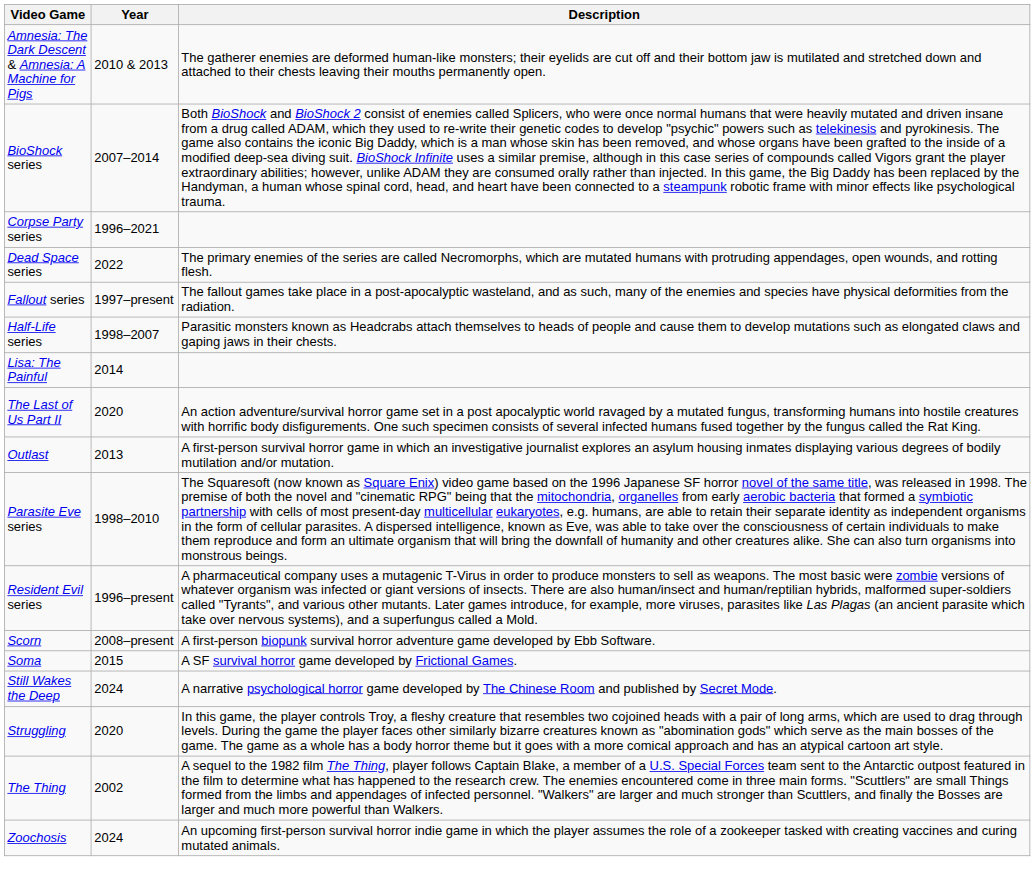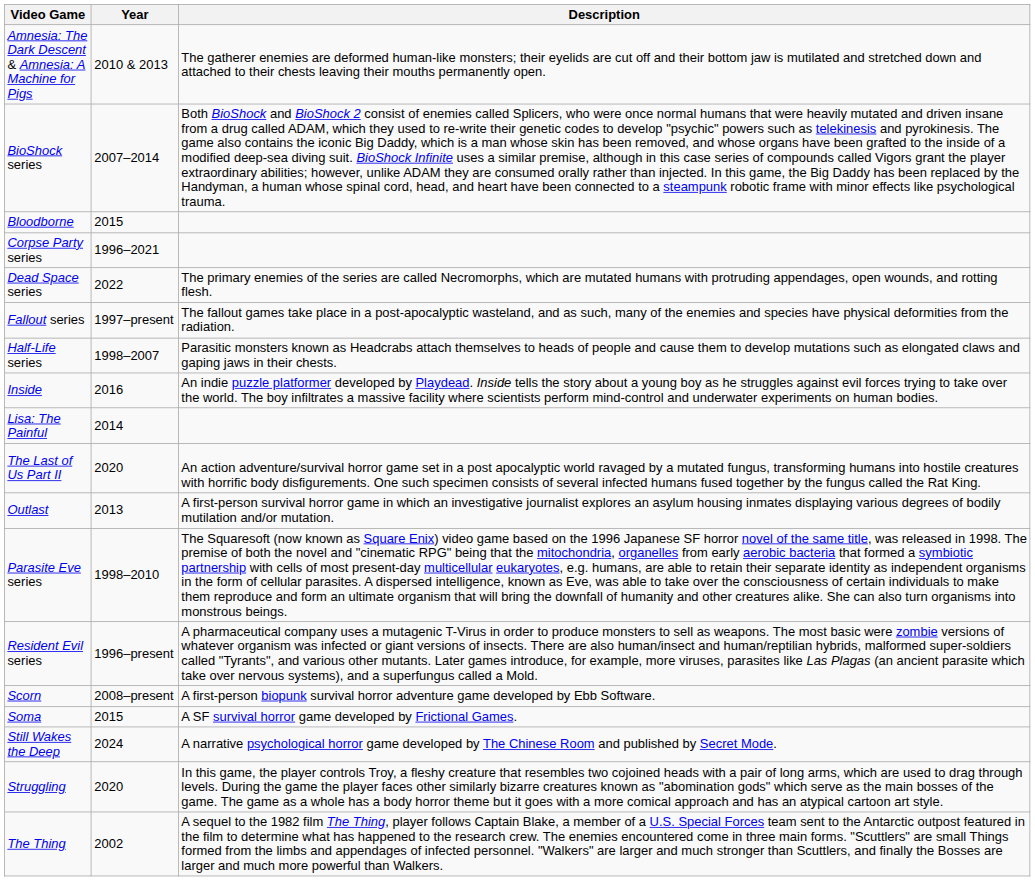+ row: (41, 222)
+ row: (25, 390)
- row: (37, 838)
